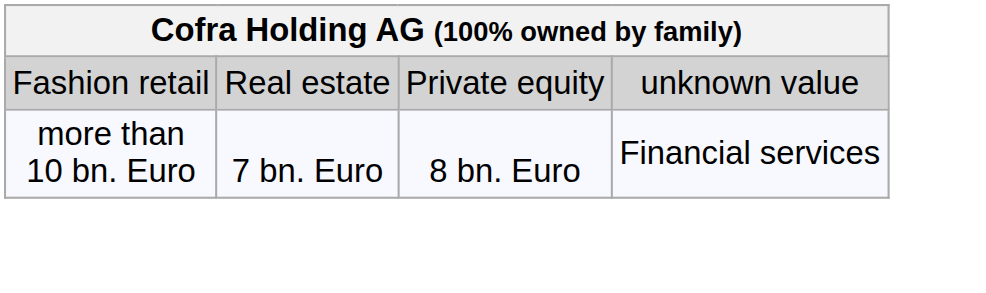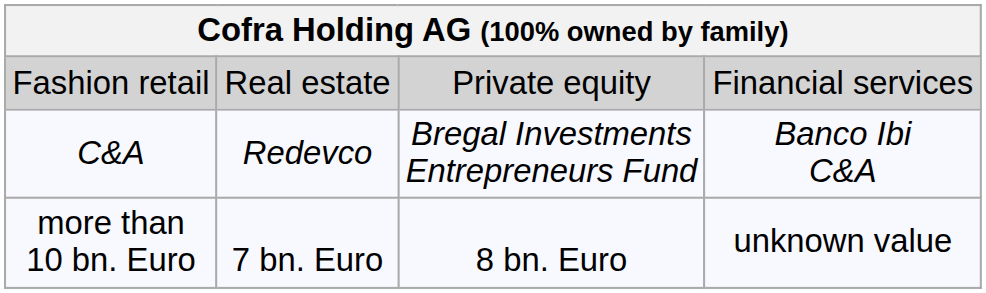(750, 82) unknown value -> (843, 82) Financial services
+ row: (111, 152)
(750, 152) Financial services -> (843, 241) unknown value
